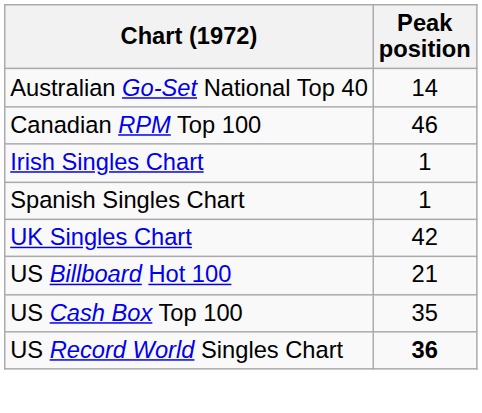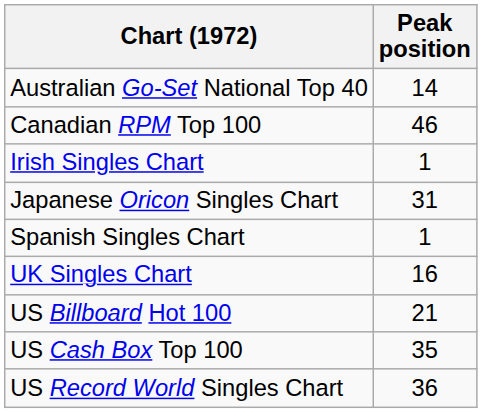+ row: (174, 200)
(425, 237) 42 -> (425, 275) 16
(425, 350) bold -> (425, 387) normal
